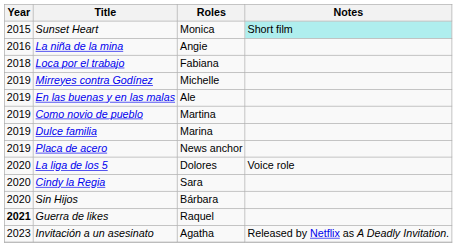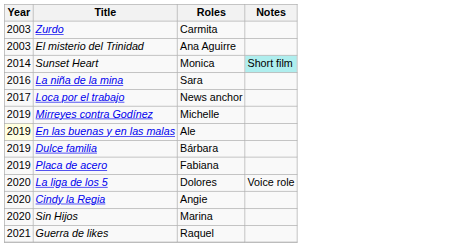+ row: (50, 30)
+ row: (90, 47)
(19, 30) 2015 -> (19, 64) 2014
(194, 47) Angie -> (191, 81) Sara
(19, 64) 2018 -> (19, 98) 2017
(199, 64) Fabiana -> (211, 98) News anchor
(19, 98) no background -> (19, 132) lightyellow background
- row: (89, 115)
(196, 132) Marina -> (199, 149) Bárbara
(211, 149) News anchor -> (199, 166) Fabiana
(191, 183) Sara -> (194, 200) Angie
(199, 200) Bárbara -> (196, 217) Marina
(19, 217) bold -> (19, 234) normal
- row: (95, 234)
